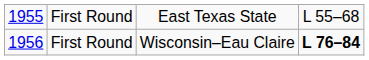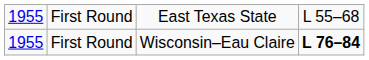(26, 42) 1956 -> (26, 42) 1955
